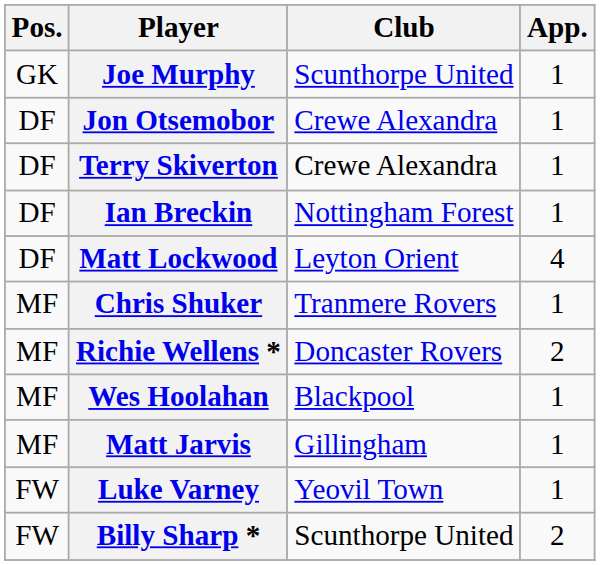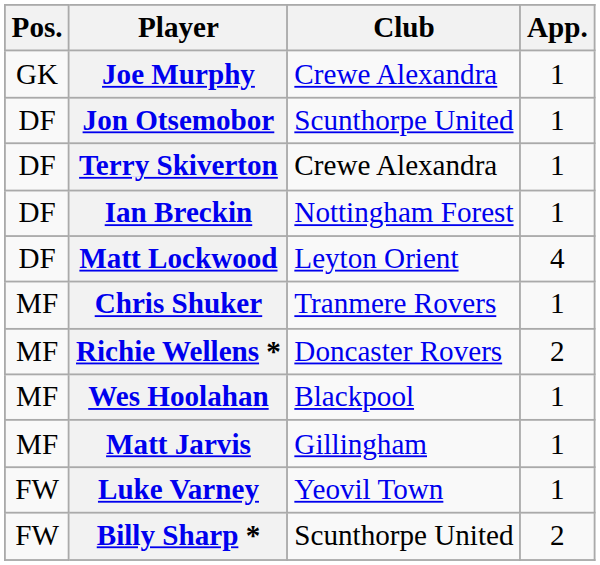(404, 73) Scunthorpe United -> (396, 73) Crewe Alexandra
(396, 119) Crewe Alexandra -> (404, 119) Scunthorpe United
